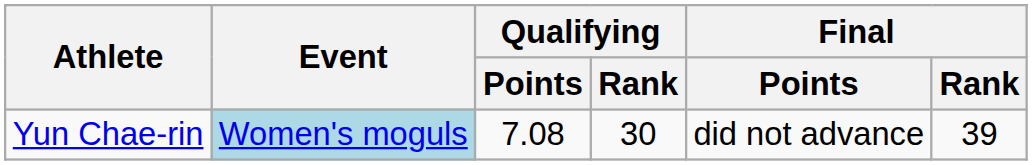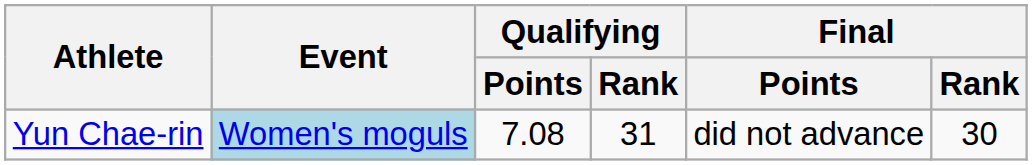(638, 135) 30 -> (638, 135) 31
(979, 135) 39 -> (979, 135) 30
